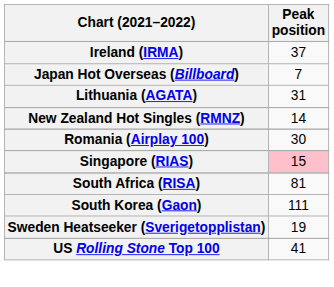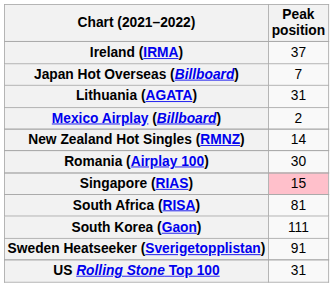+ row: (136, 118)
(298, 227) 19 -> (298, 249) 91
(298, 249) 41 -> (298, 270) 31
